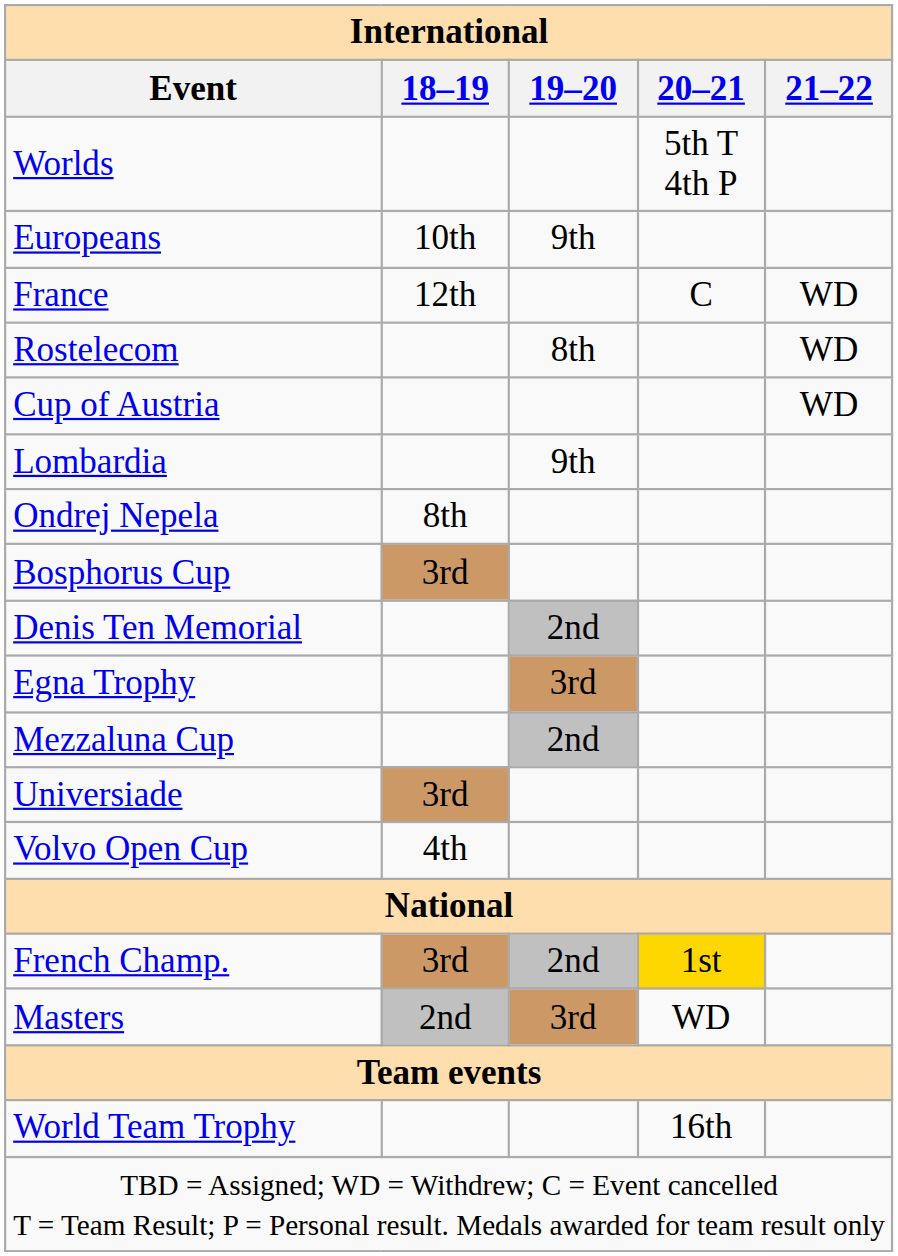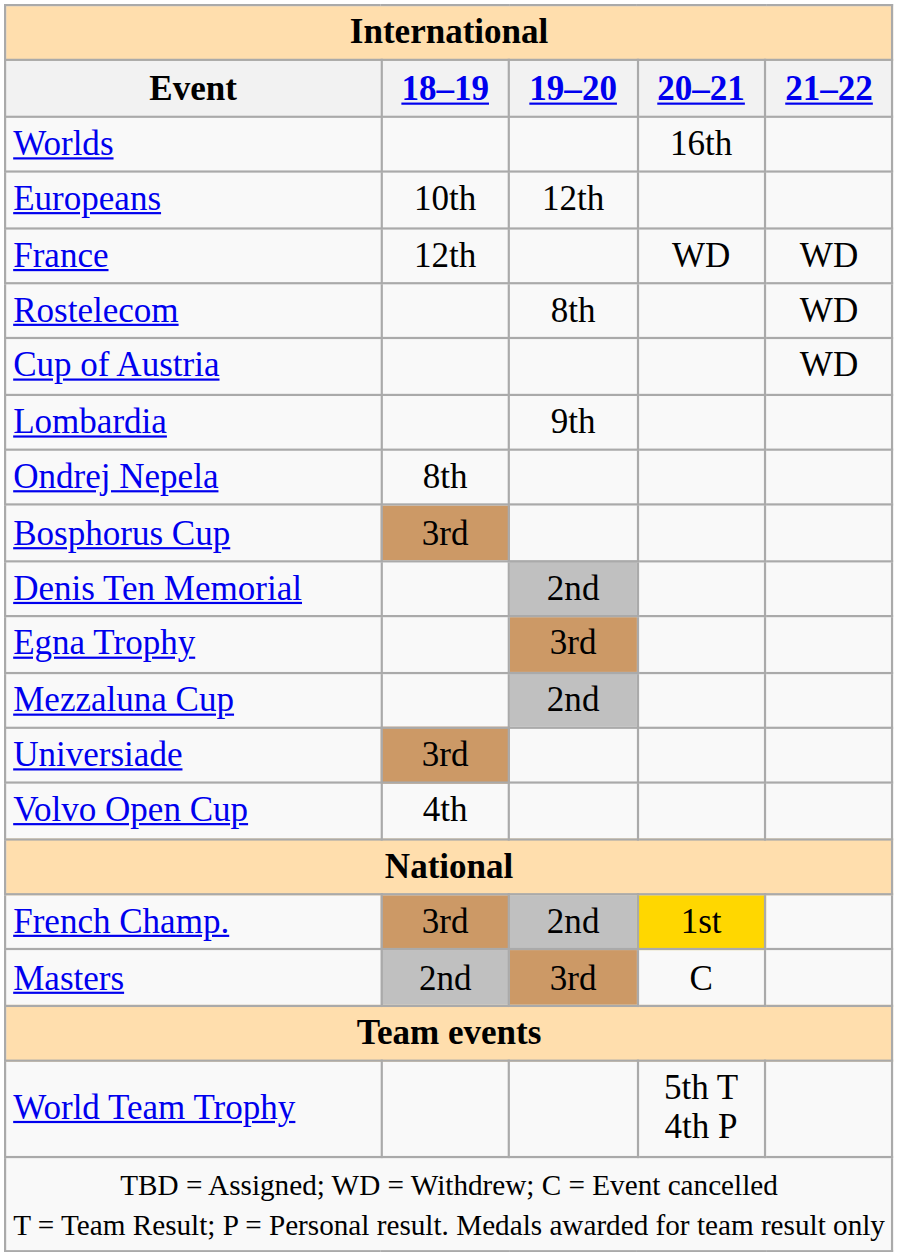(701, 163) 5th T 4th P -> (701, 143) 16th
(573, 238) 9th -> (573, 198) 12th
(701, 293) C -> (701, 254) WD
(701, 1016) WD -> (701, 976) C
(701, 1127) 16th -> (701, 1107) 5th T 4th P
